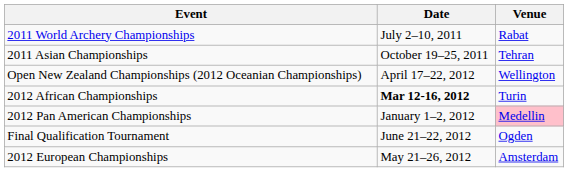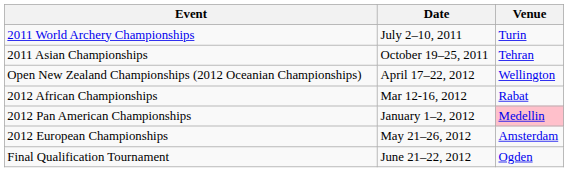(513, 34) Rabat -> (512, 34) Turin
(425, 95) bold -> (424, 95) normal
(512, 95) Turin -> (513, 95) Rabat
rows swapped: (88, 156) <-> (88, 136)
